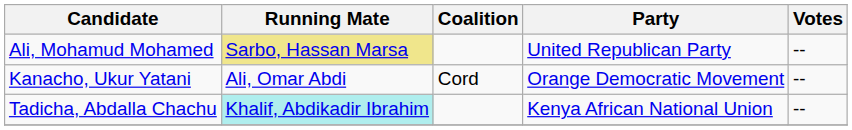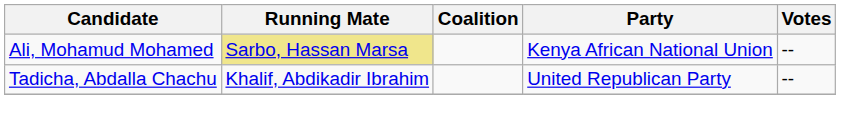(629, 49) United Republican Party -> (650, 49) Kenya African National Union
- row: (100, 79)
(327, 109) paleturquoise background -> (327, 79) no background
(650, 109) Kenya African National Union -> (629, 79) United Republican Party
